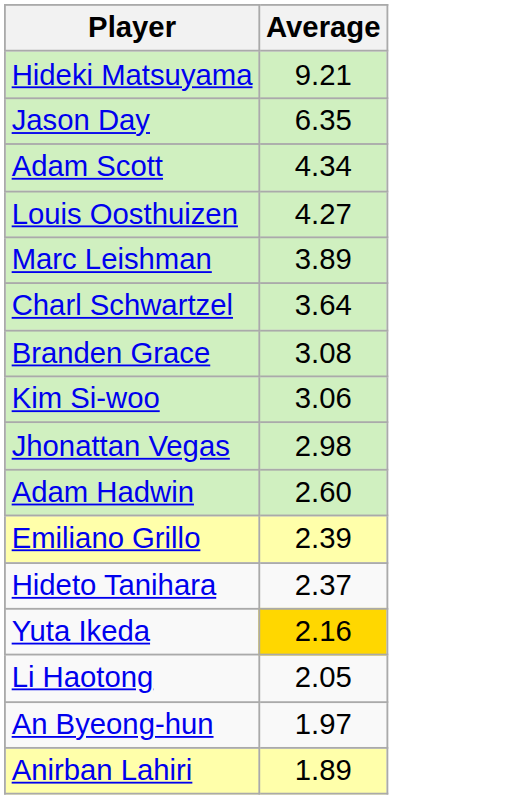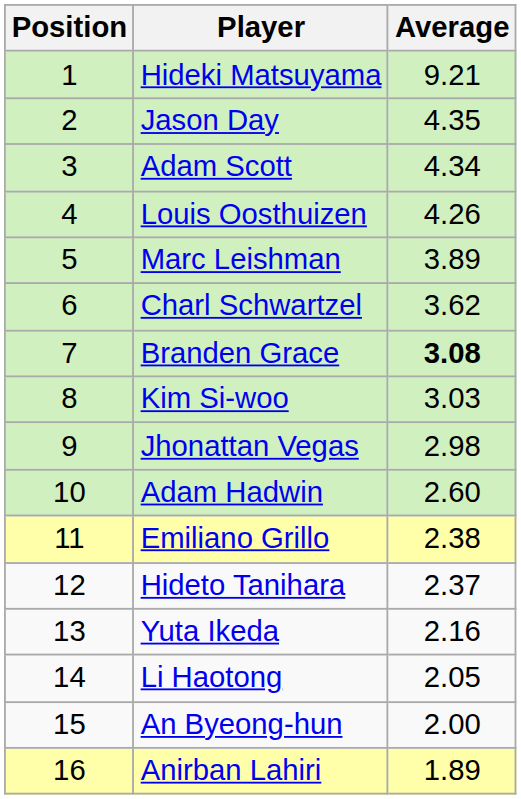+ column: (69, 27)
(323, 120) 6.35 -> (452, 120) 4.35
(323, 213) 4.27 -> (452, 213) 4.26
(323, 306) 3.64 -> (452, 306) 3.62
(323, 352) normal -> (452, 352) bold
(323, 399) 3.06 -> (452, 399) 3.03
(323, 538) 2.39 -> (452, 538) 2.38
(323, 631) gold background -> (452, 631) no background
(323, 724) 1.97 -> (452, 724) 2.00
